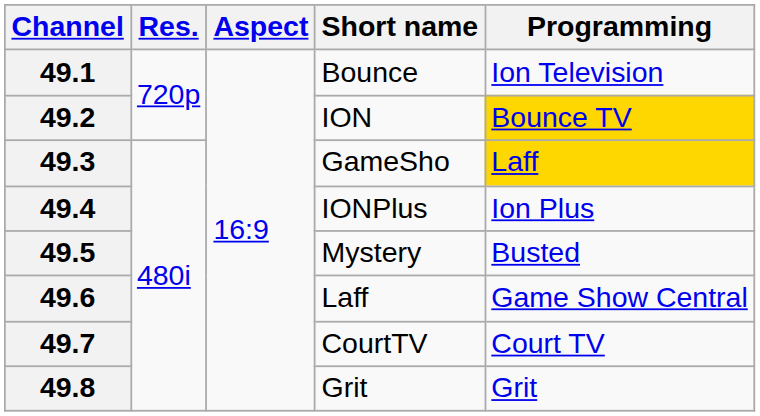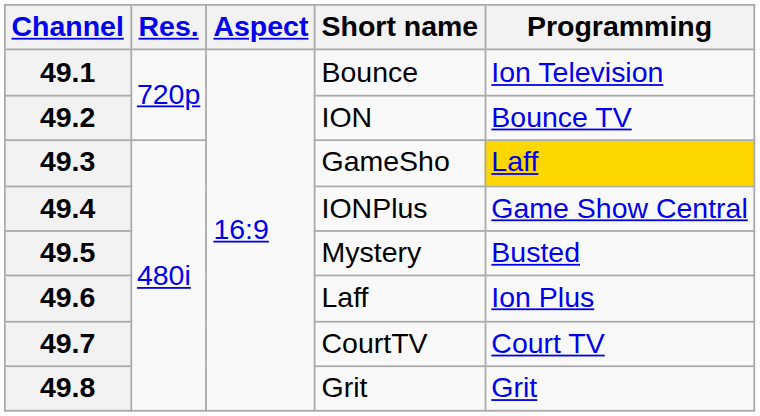(562, 117) gold background -> (562, 117) no background
(543, 207) Ion Plus -> (620, 207) Game Show Central
(620, 298) Game Show Central -> (543, 298) Ion Plus
